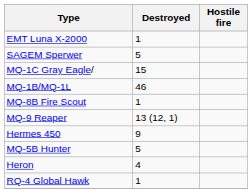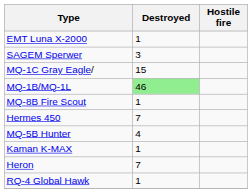(138, 54) 5 -> (138, 54) 3
(141, 86) no background -> (141, 86) lightgreen background
- row: (37, 117)
(138, 133) 9 -> (138, 117) 7
(138, 149) 5 -> (138, 133) 4
+ row: (39, 149)
(138, 165) 4 -> (138, 165) 7
